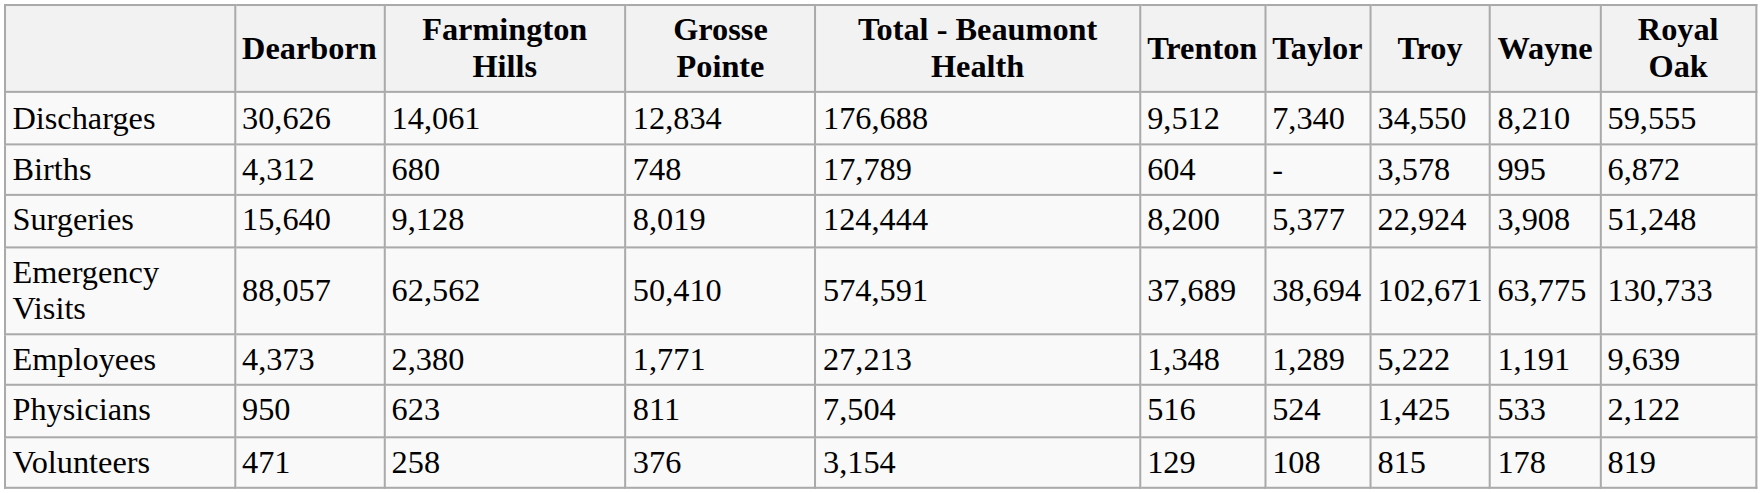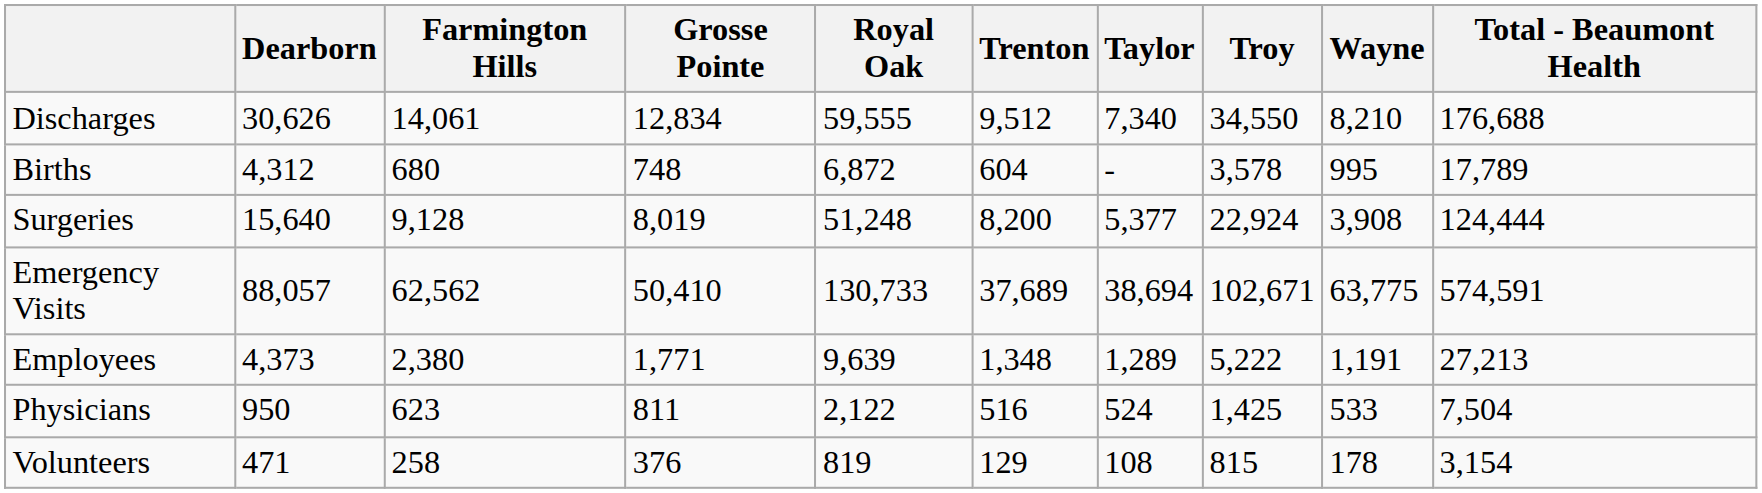columns swapped: (1678, 48) <-> (978, 48)
